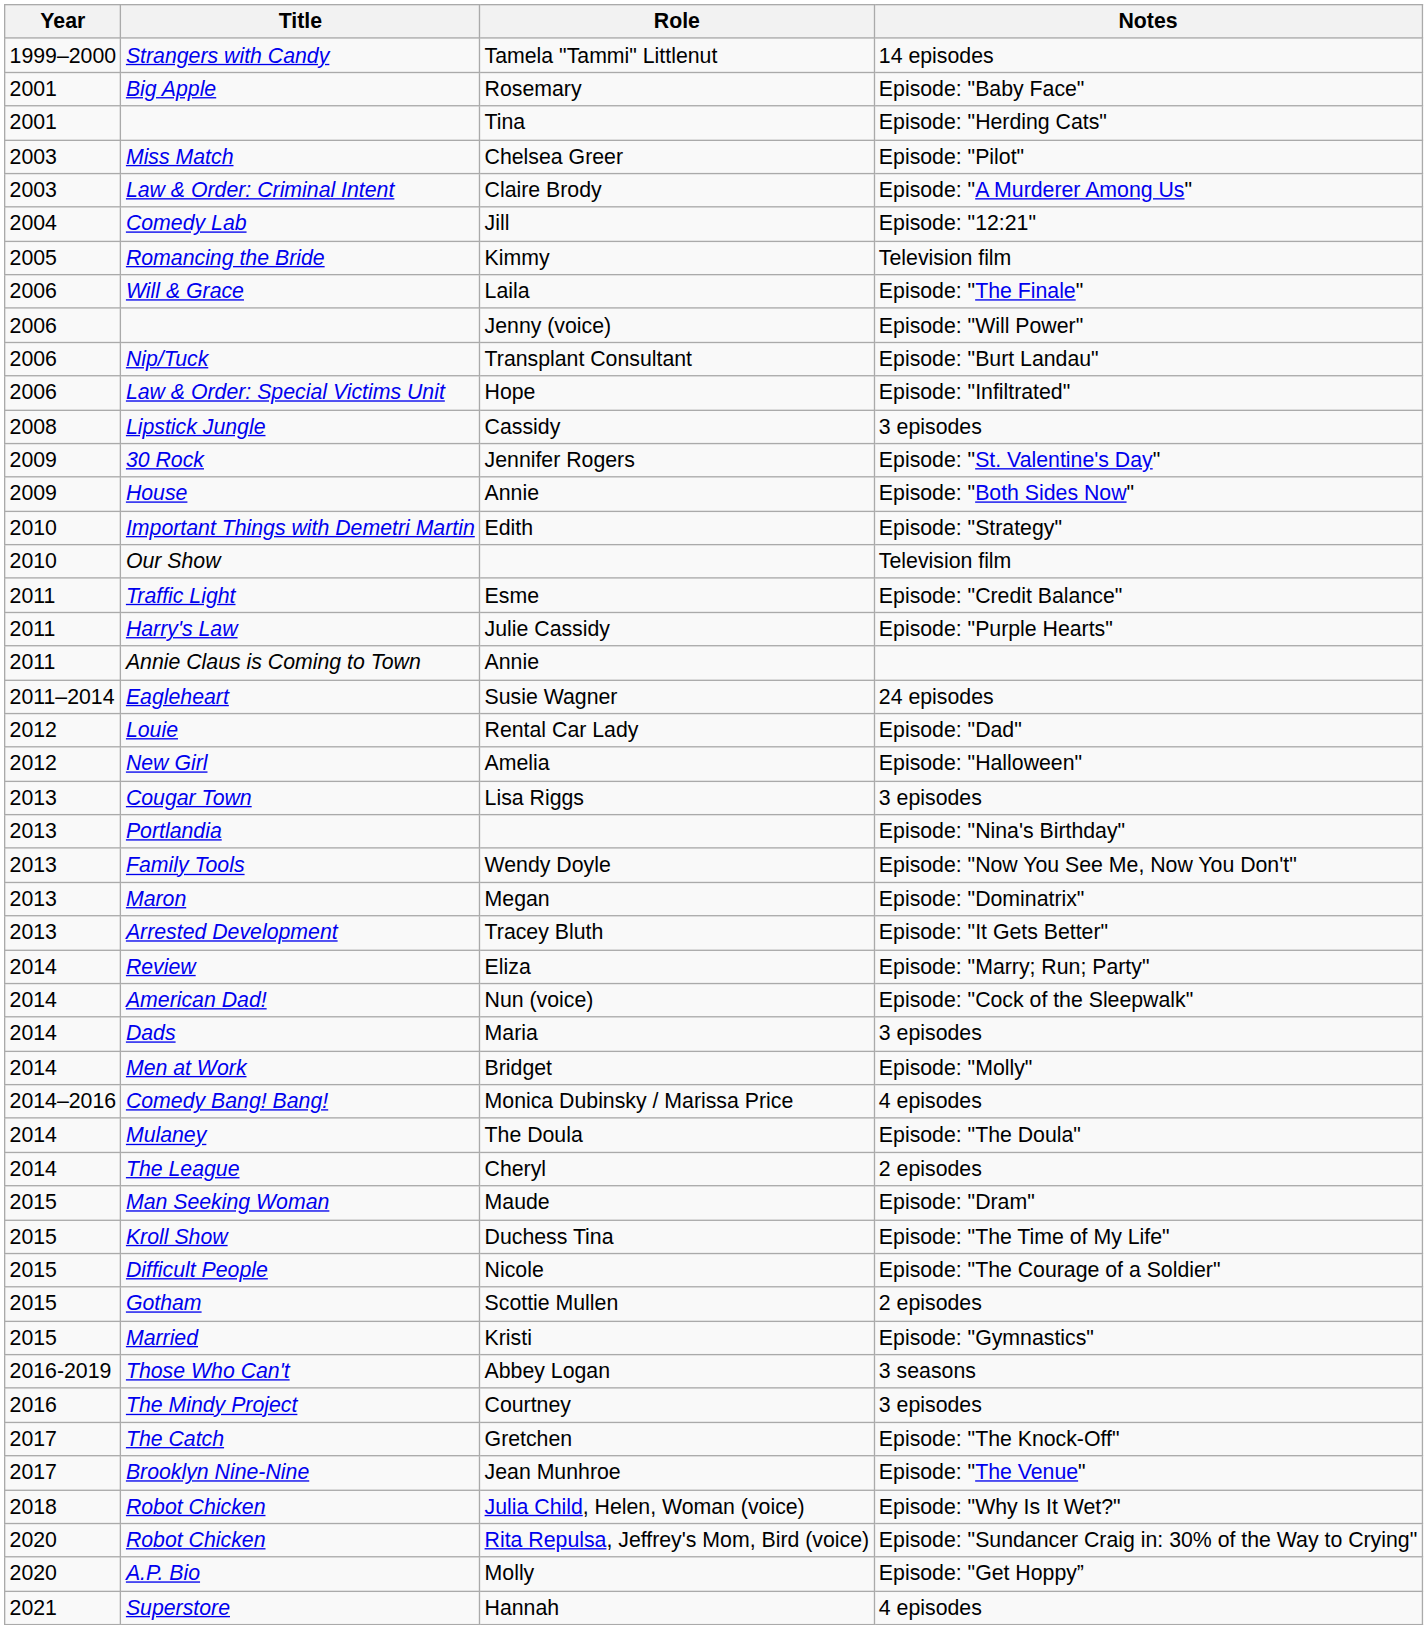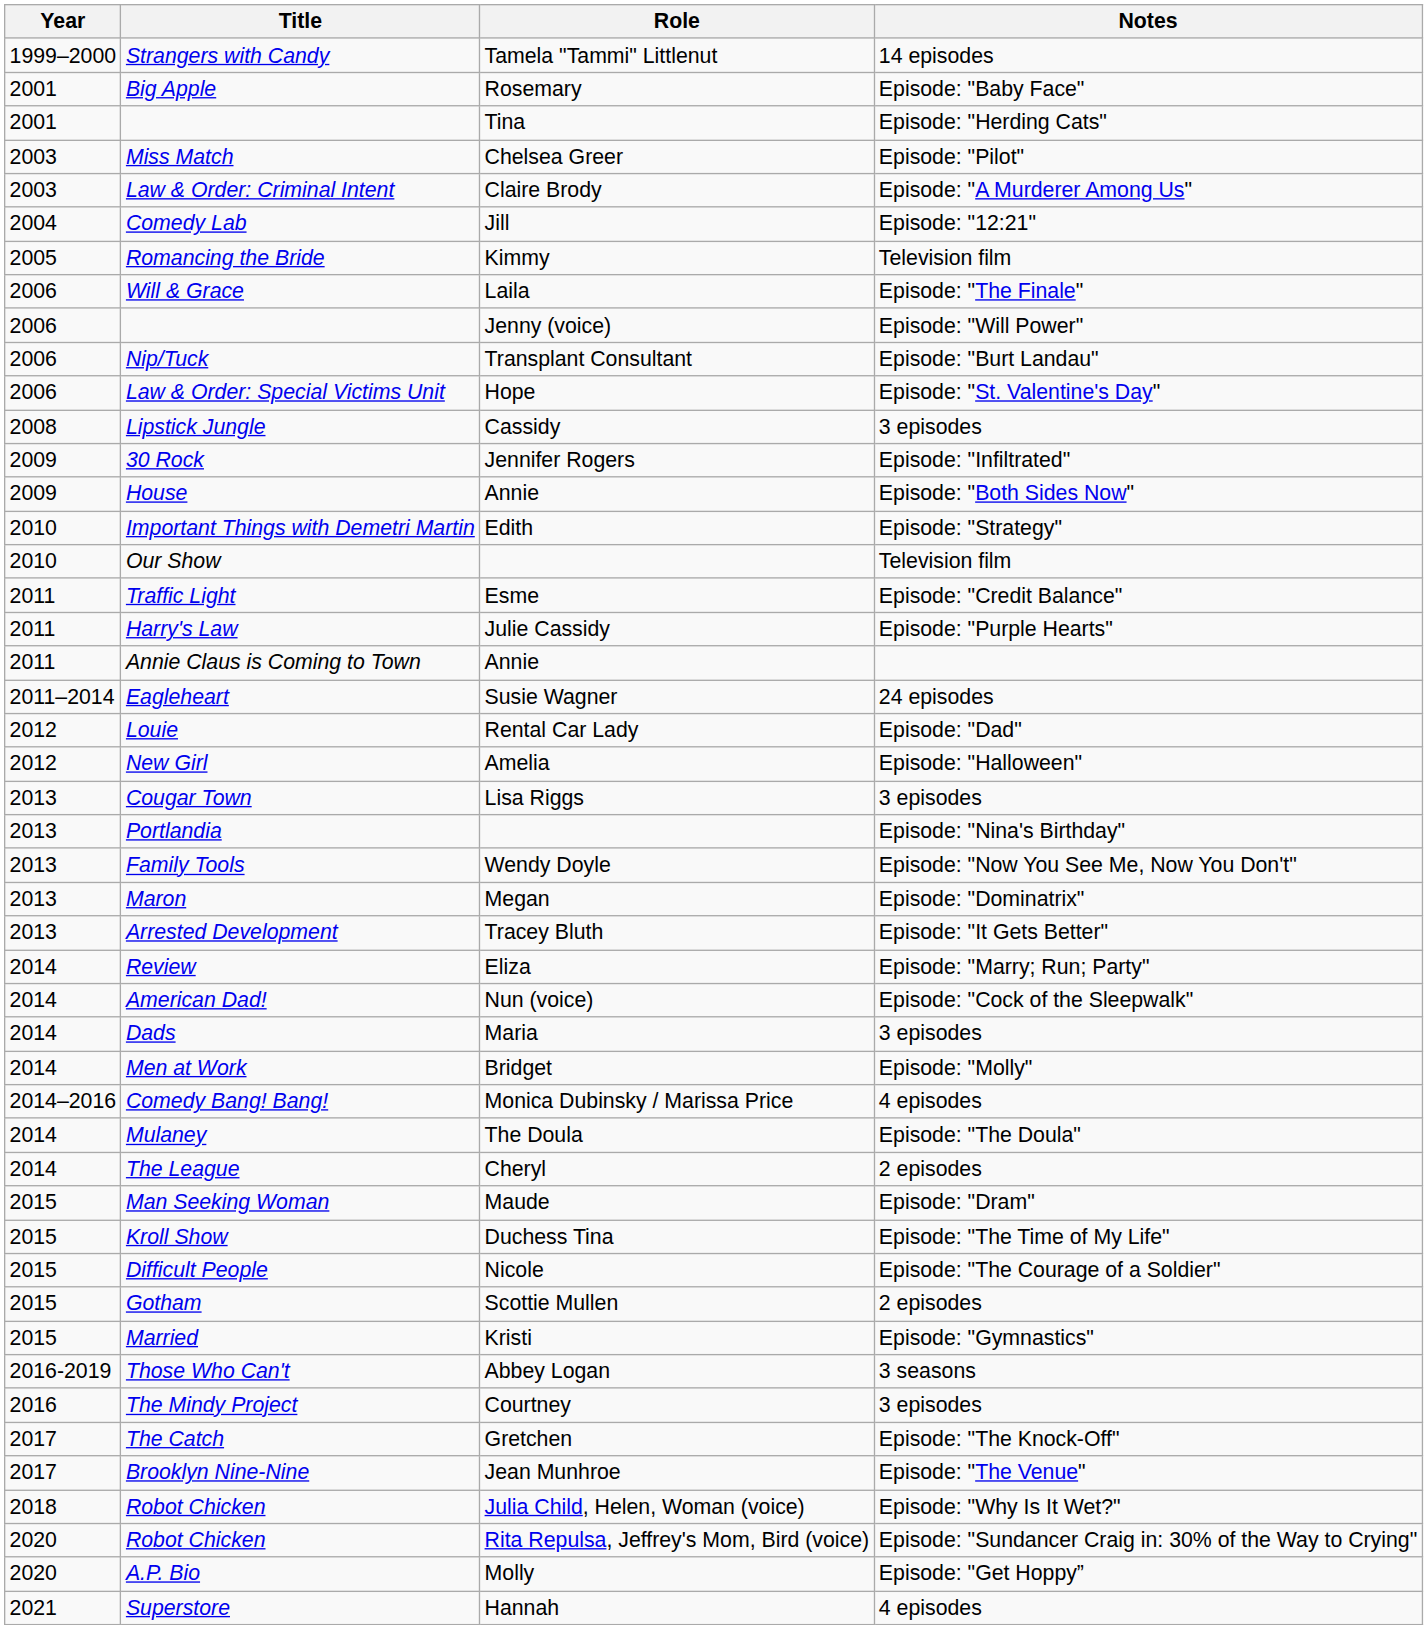(975, 392) Episode: "Infiltrated" -> (1020, 392) Episode: "St. Valentine's Day"
(1020, 460) Episode: "St. Valentine's Day" -> (975, 460) Episode: "Infiltrated"
